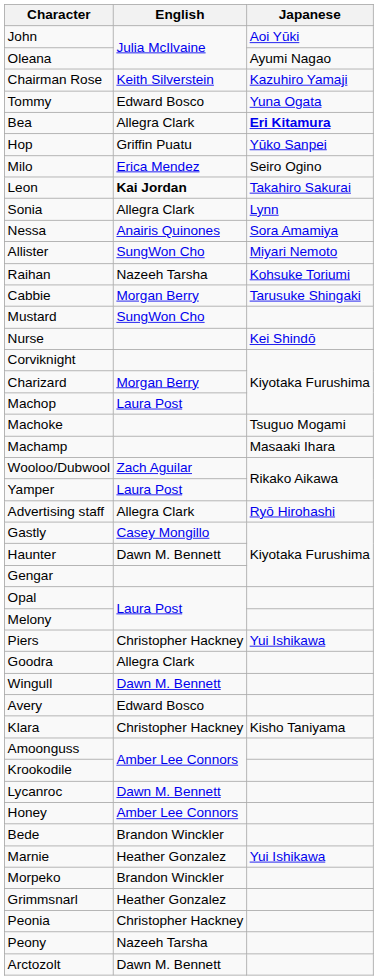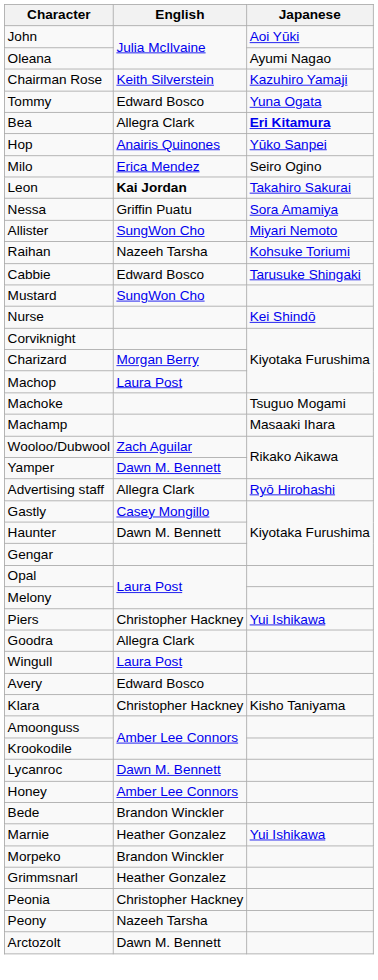(154, 144) Griffin Puatu -> (168, 144) Anairis Quinones
- row: (25, 209)
(168, 230) Anairis Quinones -> (154, 209) Griffin Puatu
(158, 295) Morgan Berry -> (160, 274) Edward Bosco
(149, 489) Laura Post -> (169, 468) Dawn M. Bennett
(169, 683) Dawn M. Bennett -> (149, 662) Laura Post
